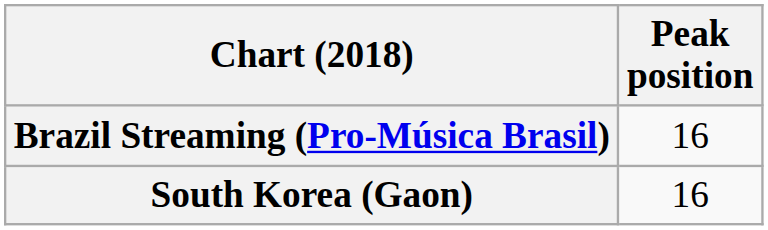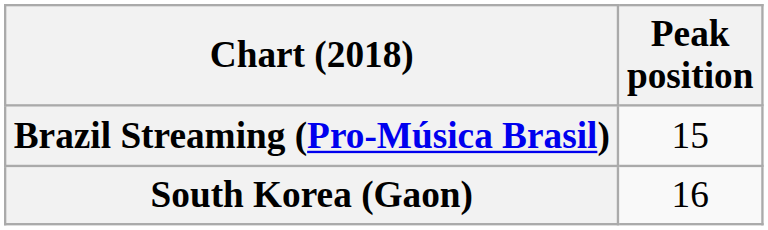(690, 135) 16 -> (690, 135) 15
